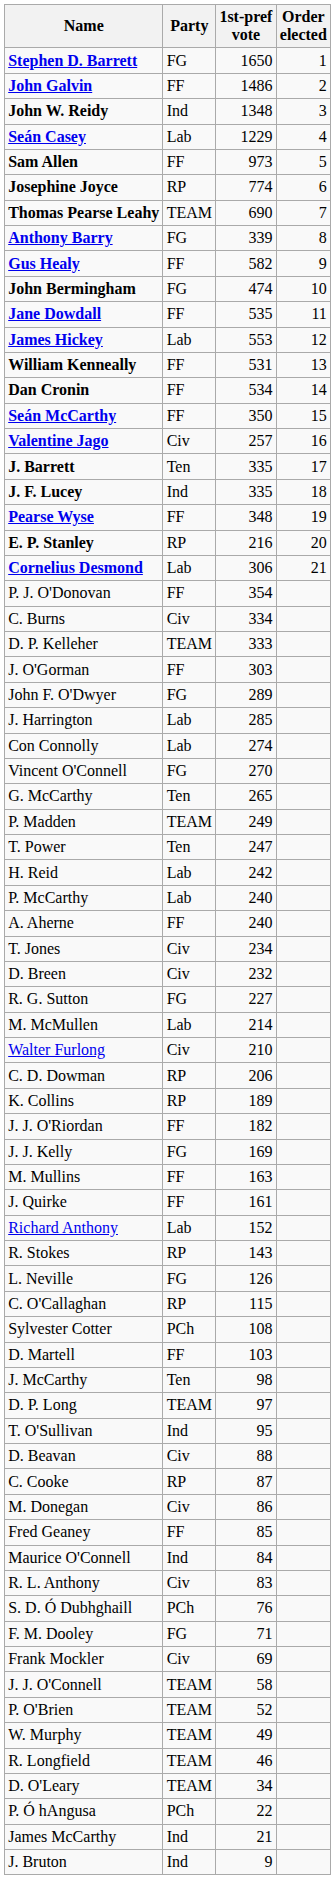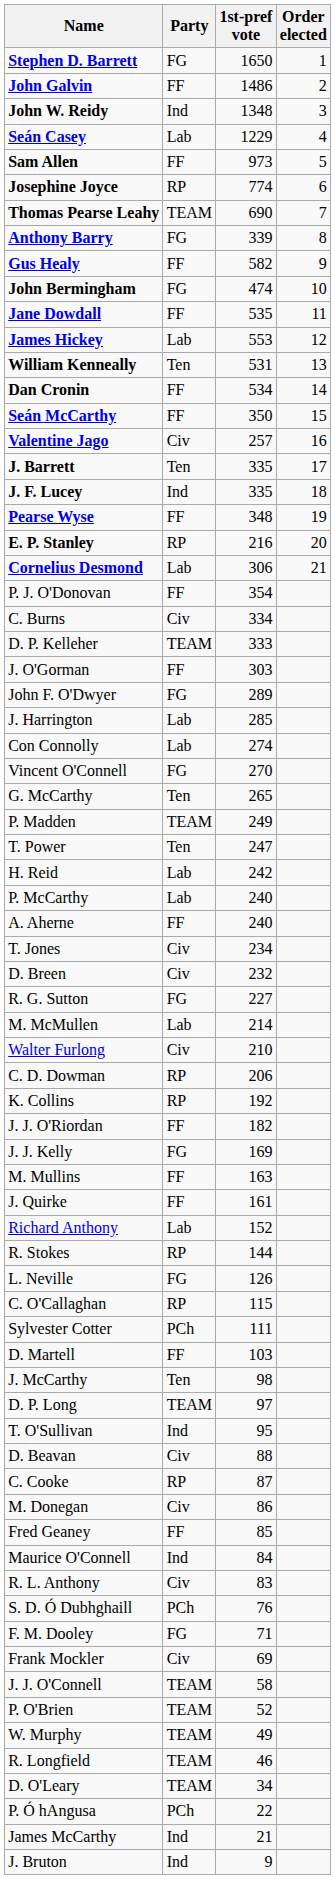(176, 365) FF -> (179, 365) Ten
(260, 1100) 189 -> (260, 1100) 192
(260, 1253) 143 -> (260, 1253) 144
(260, 1329) 108 -> (261, 1329) 111
